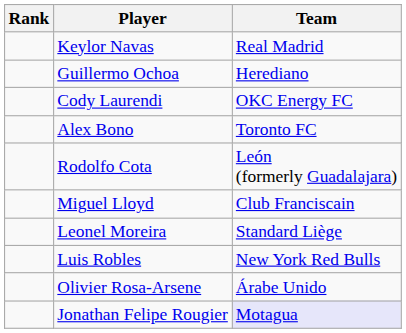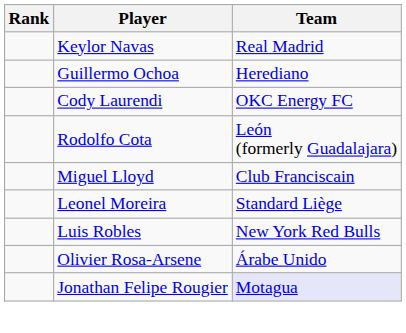- row: (95, 128)
